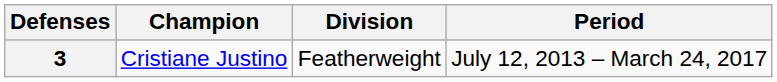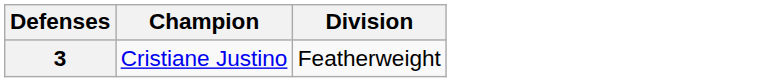- column: (609, 22)
